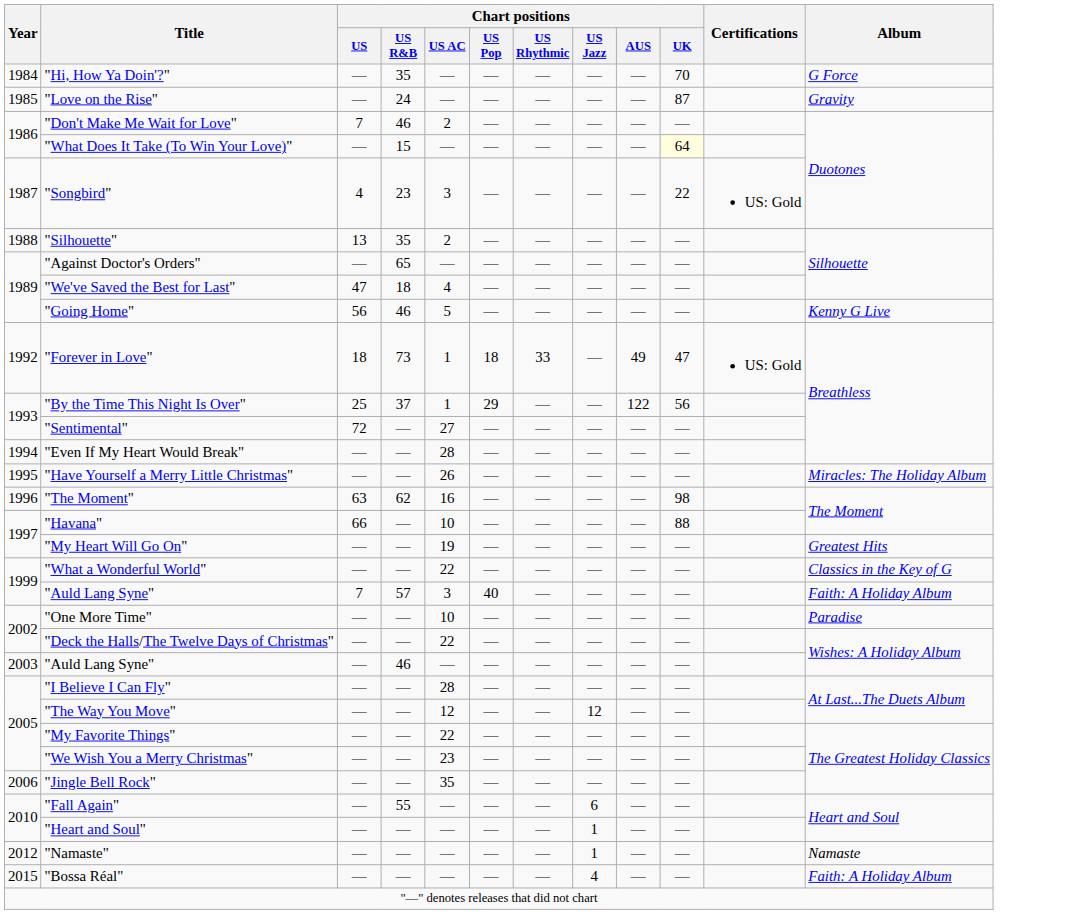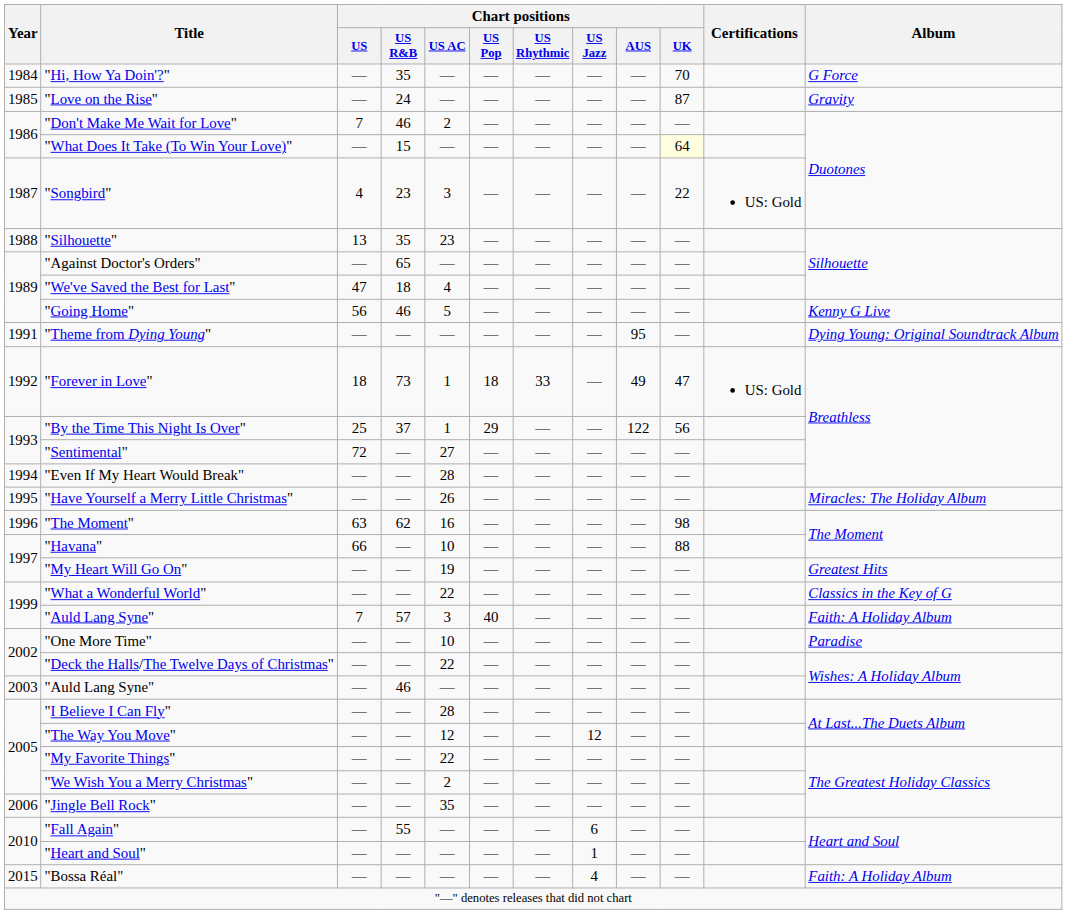(447, 240) 2 -> (447, 240) 23
+ row: (23, 334)
(447, 758) 23 -> (447, 782) 2
- row: (23, 853)
